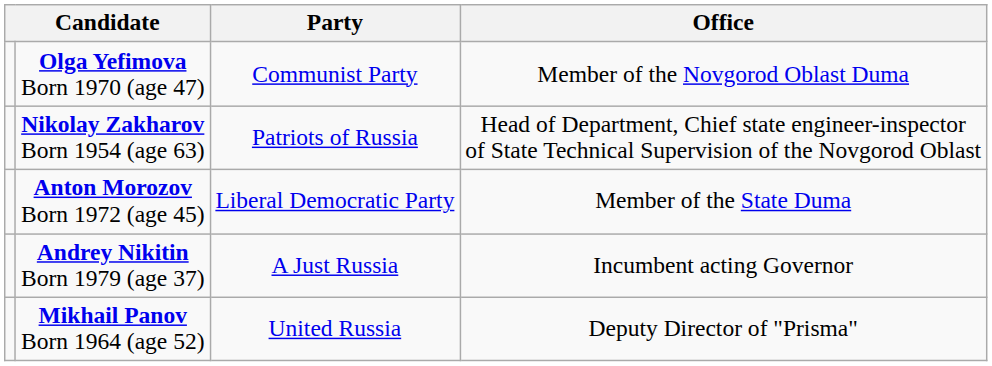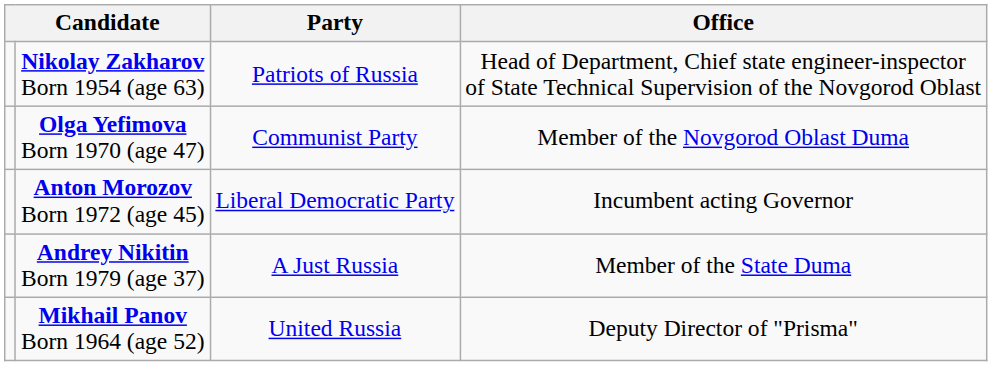rows swapped: (113, 73) <-> (113, 137)
(723, 201) Member of the State Duma -> (723, 201) Incumbent acting Governor
(723, 264) Incumbent acting Governor -> (723, 264) Member of the State Duma
